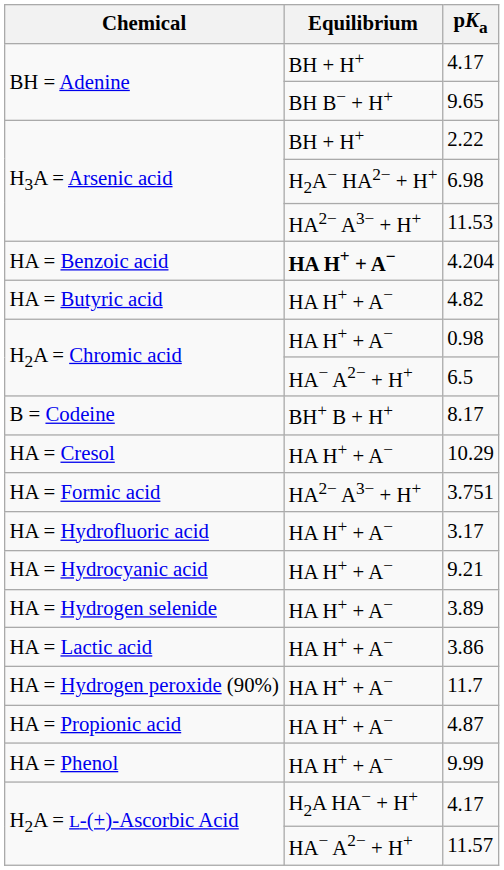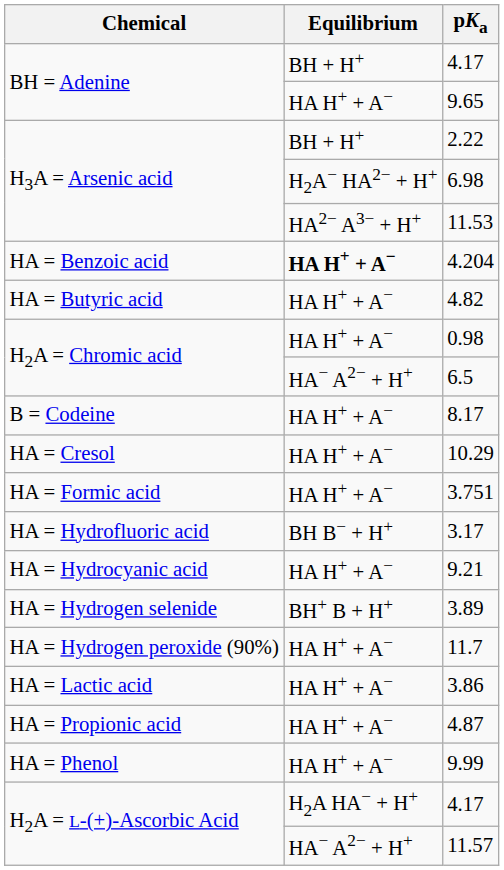(341, 100) BH B− + H+ -> (341, 100) HA H+ + A−
(341, 415) BH+ B + H+ -> (341, 415) HA H+ + A−
(355, 492) HA2− A3− + H+ -> (341, 492) HA H+ + A−
(341, 531) HA H+ + A− -> (341, 531) BH B− + H+
(341, 608) HA H+ + A− -> (341, 608) BH+ B + H+
rows swapped: (144, 685) <-> (81, 646)
